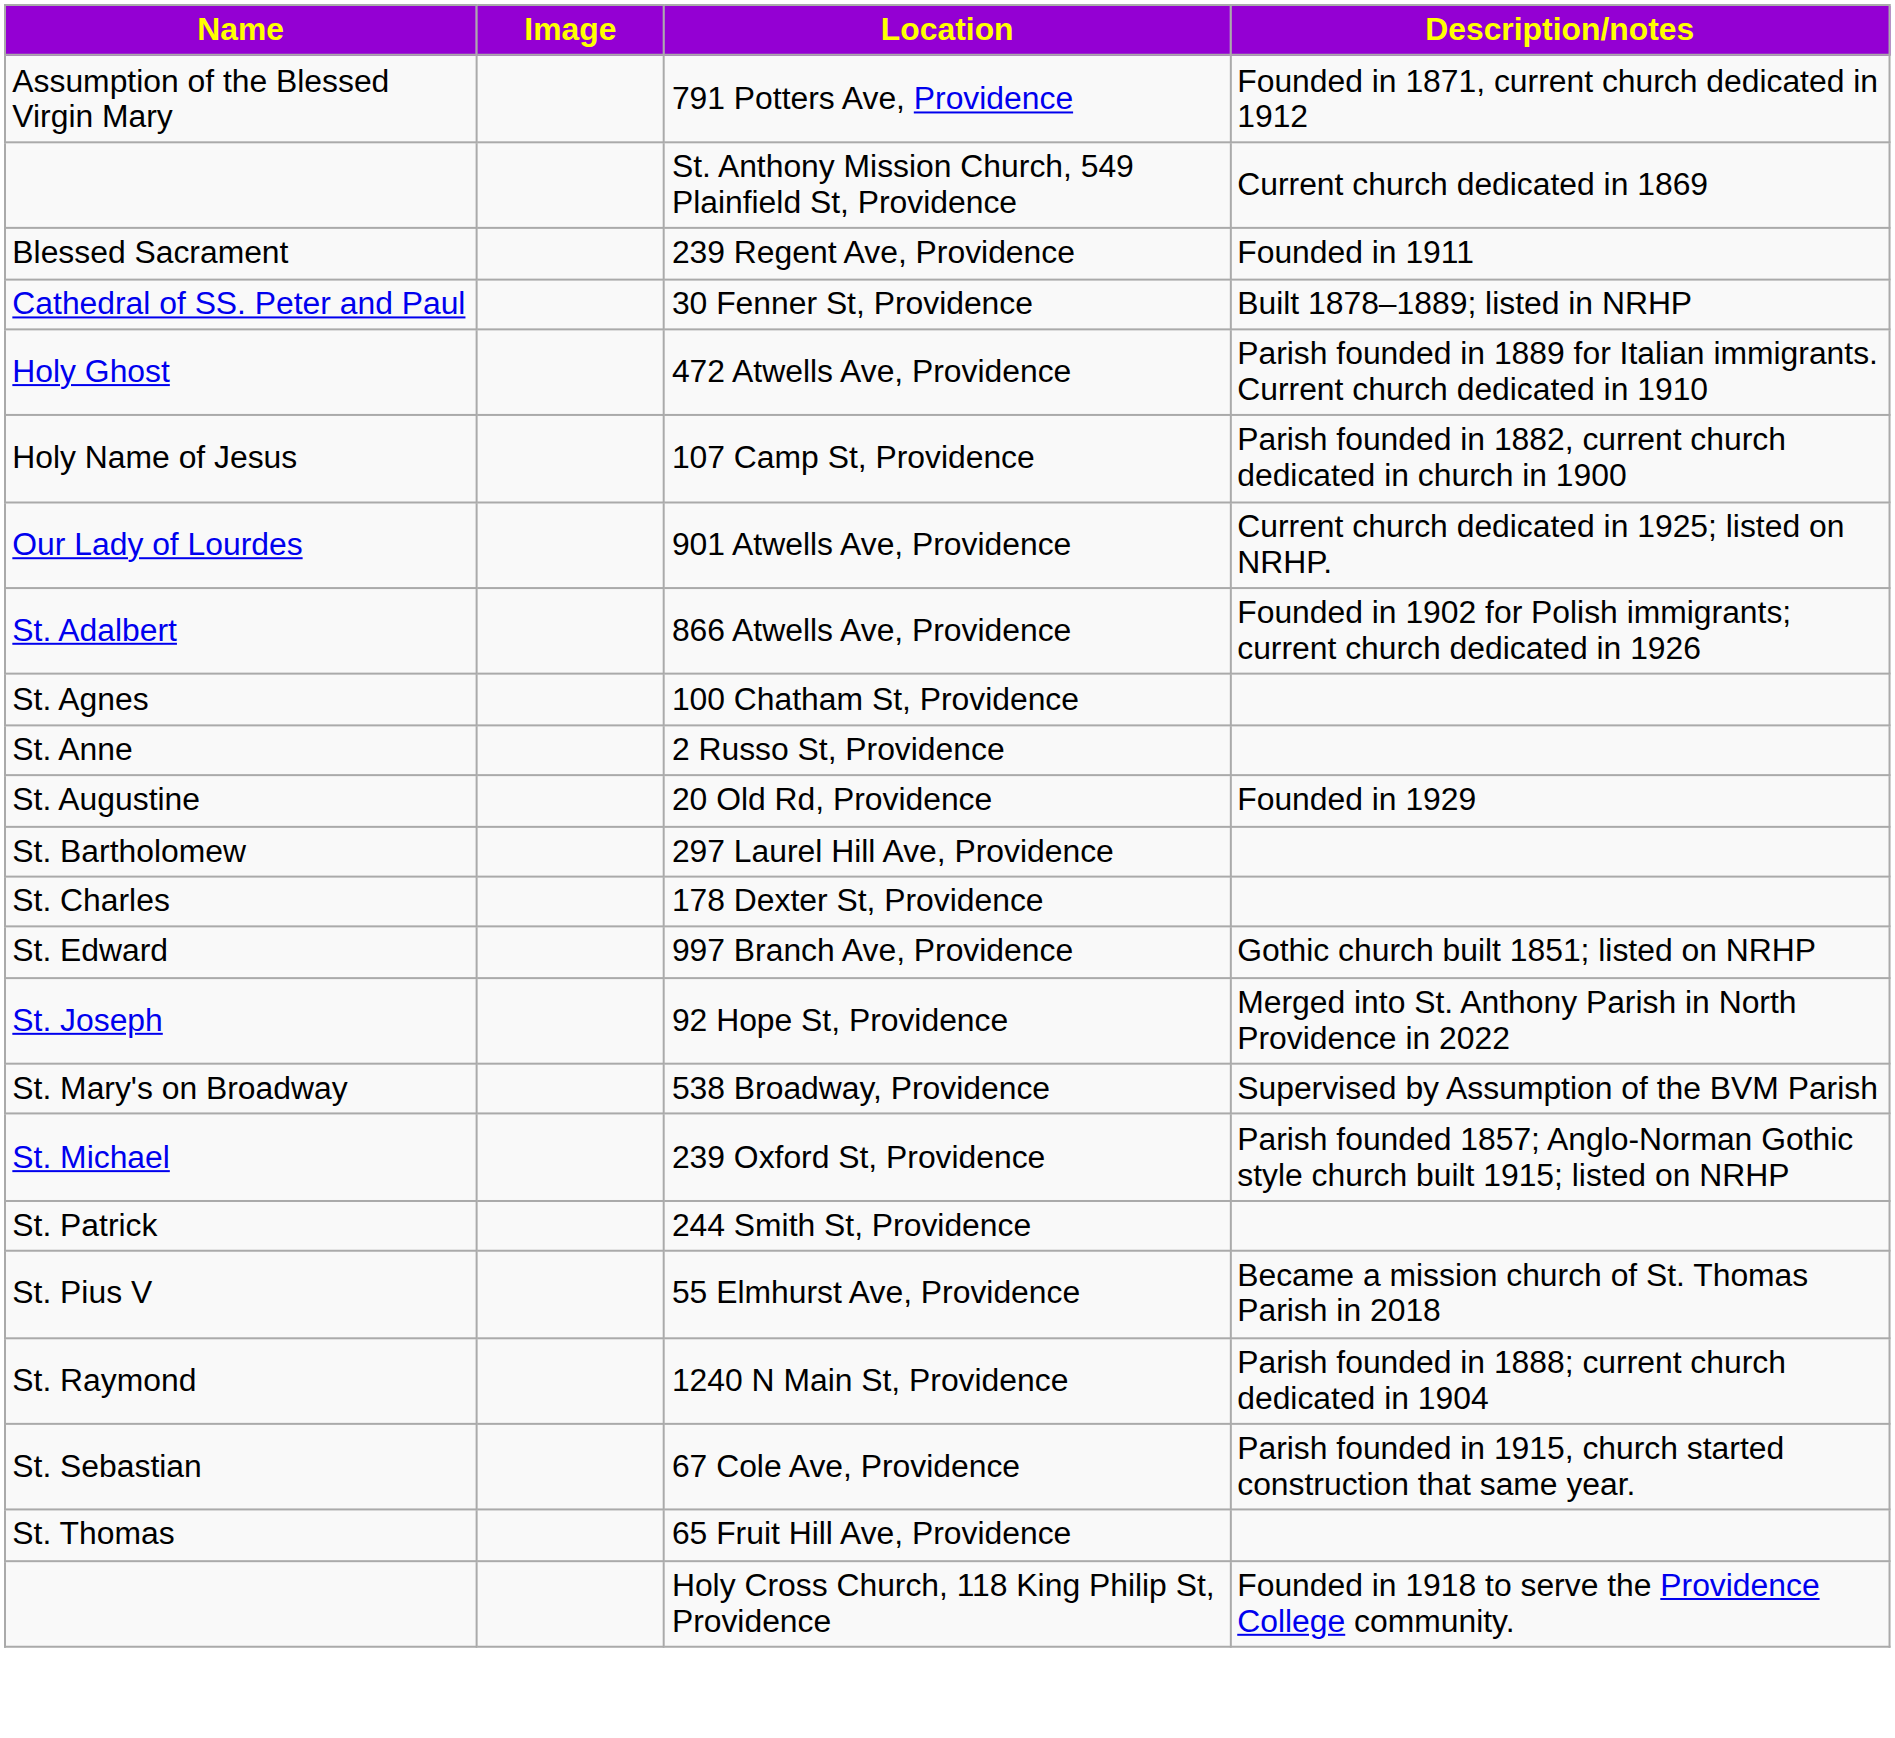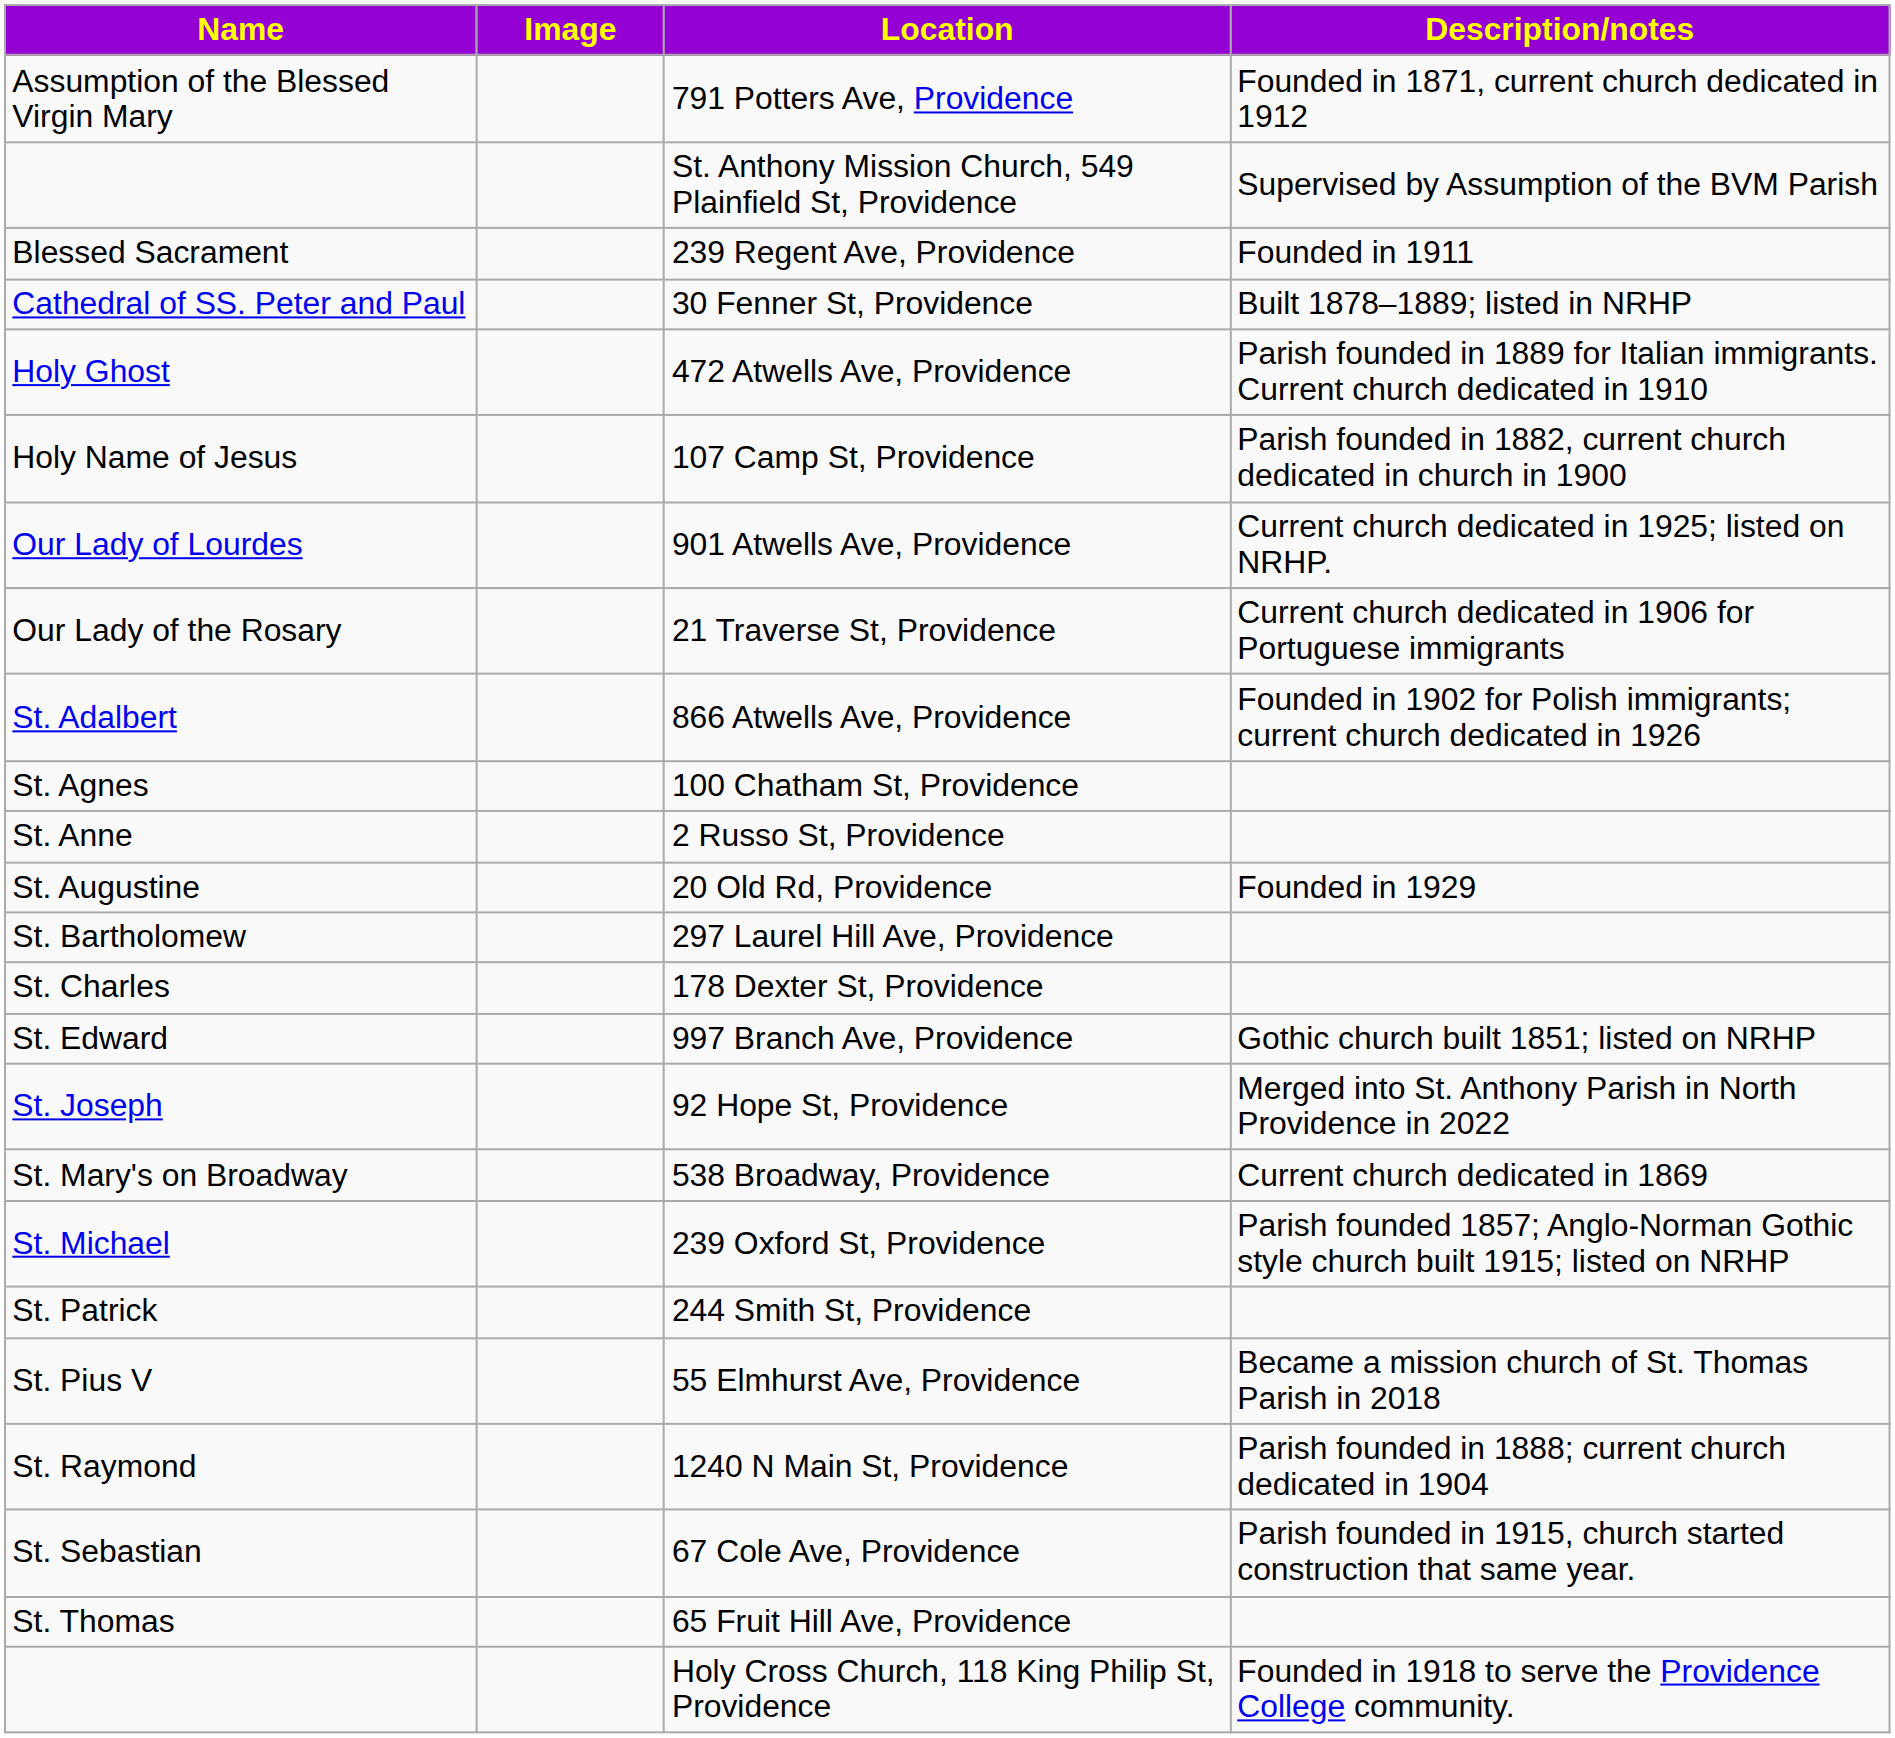(1473, 184) Current church dedicated in 1869 -> (1558, 184) Supervised by Assumption of the BVM Parish
+ row: (864, 630)
(1558, 1088) Supervised by Assumption of the BVM Parish -> (1473, 1174) Current church dedicated in 1869
